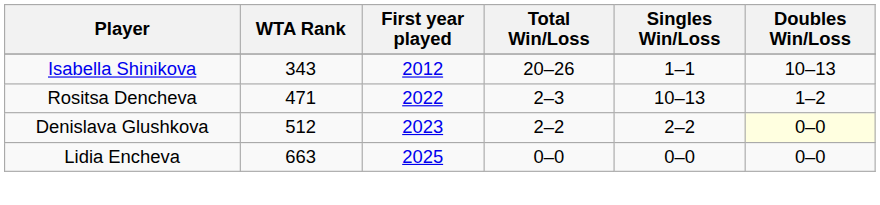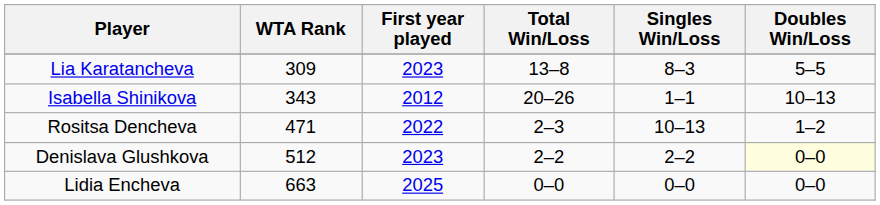+ row: (122, 68)
